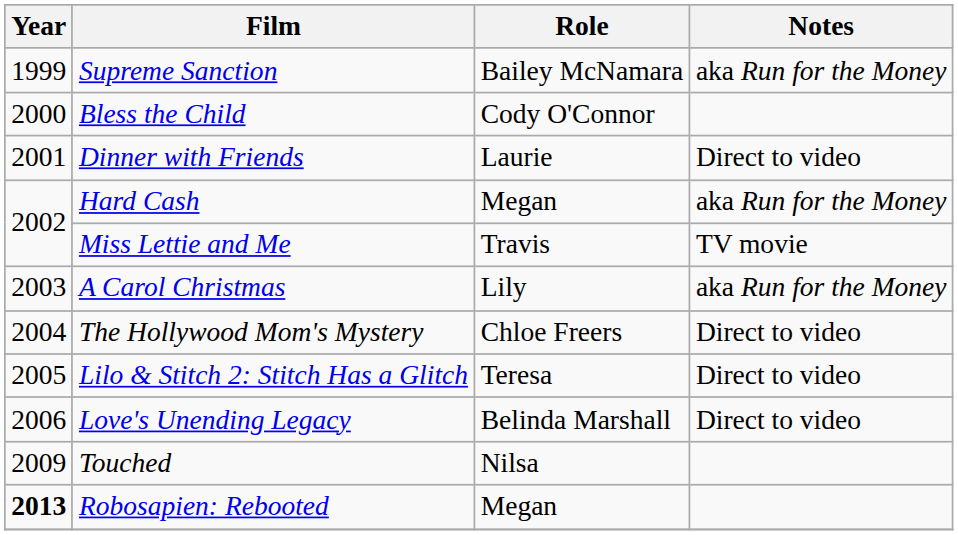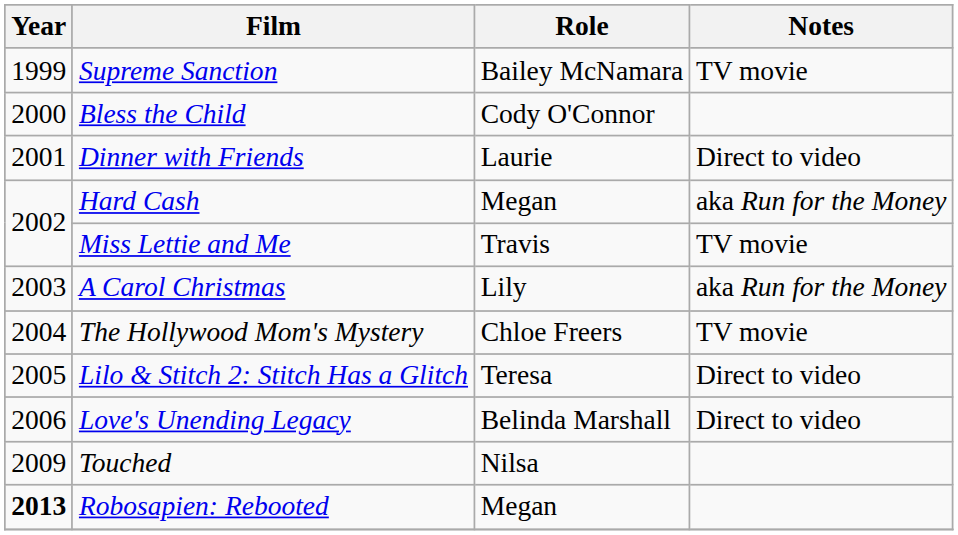(821, 69) aka Run for the Money -> (752, 69) TV movie
(778, 331) Direct to video -> (752, 331) TV movie
